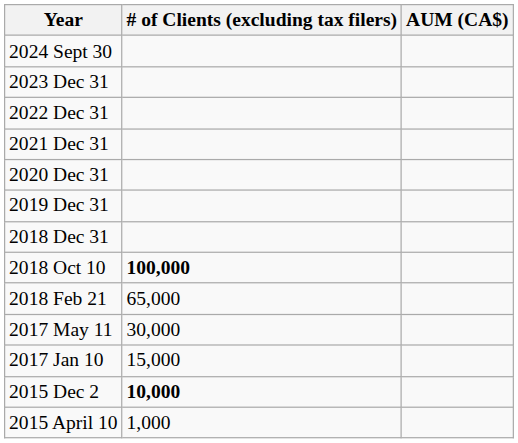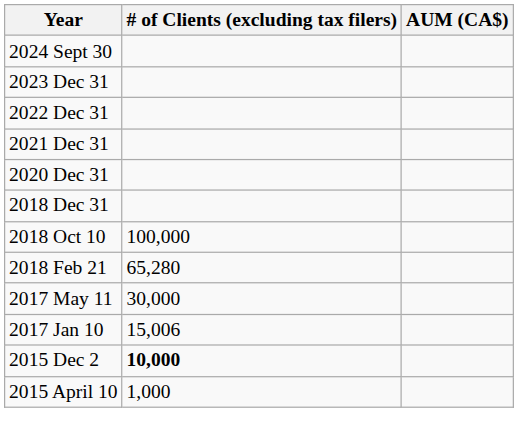- row: (59, 205)
(158, 267) bold -> (158, 236) normal
(153, 298) 65,000 -> (153, 267) 65,280
(153, 360) 15,000 -> (153, 329) 15,006
